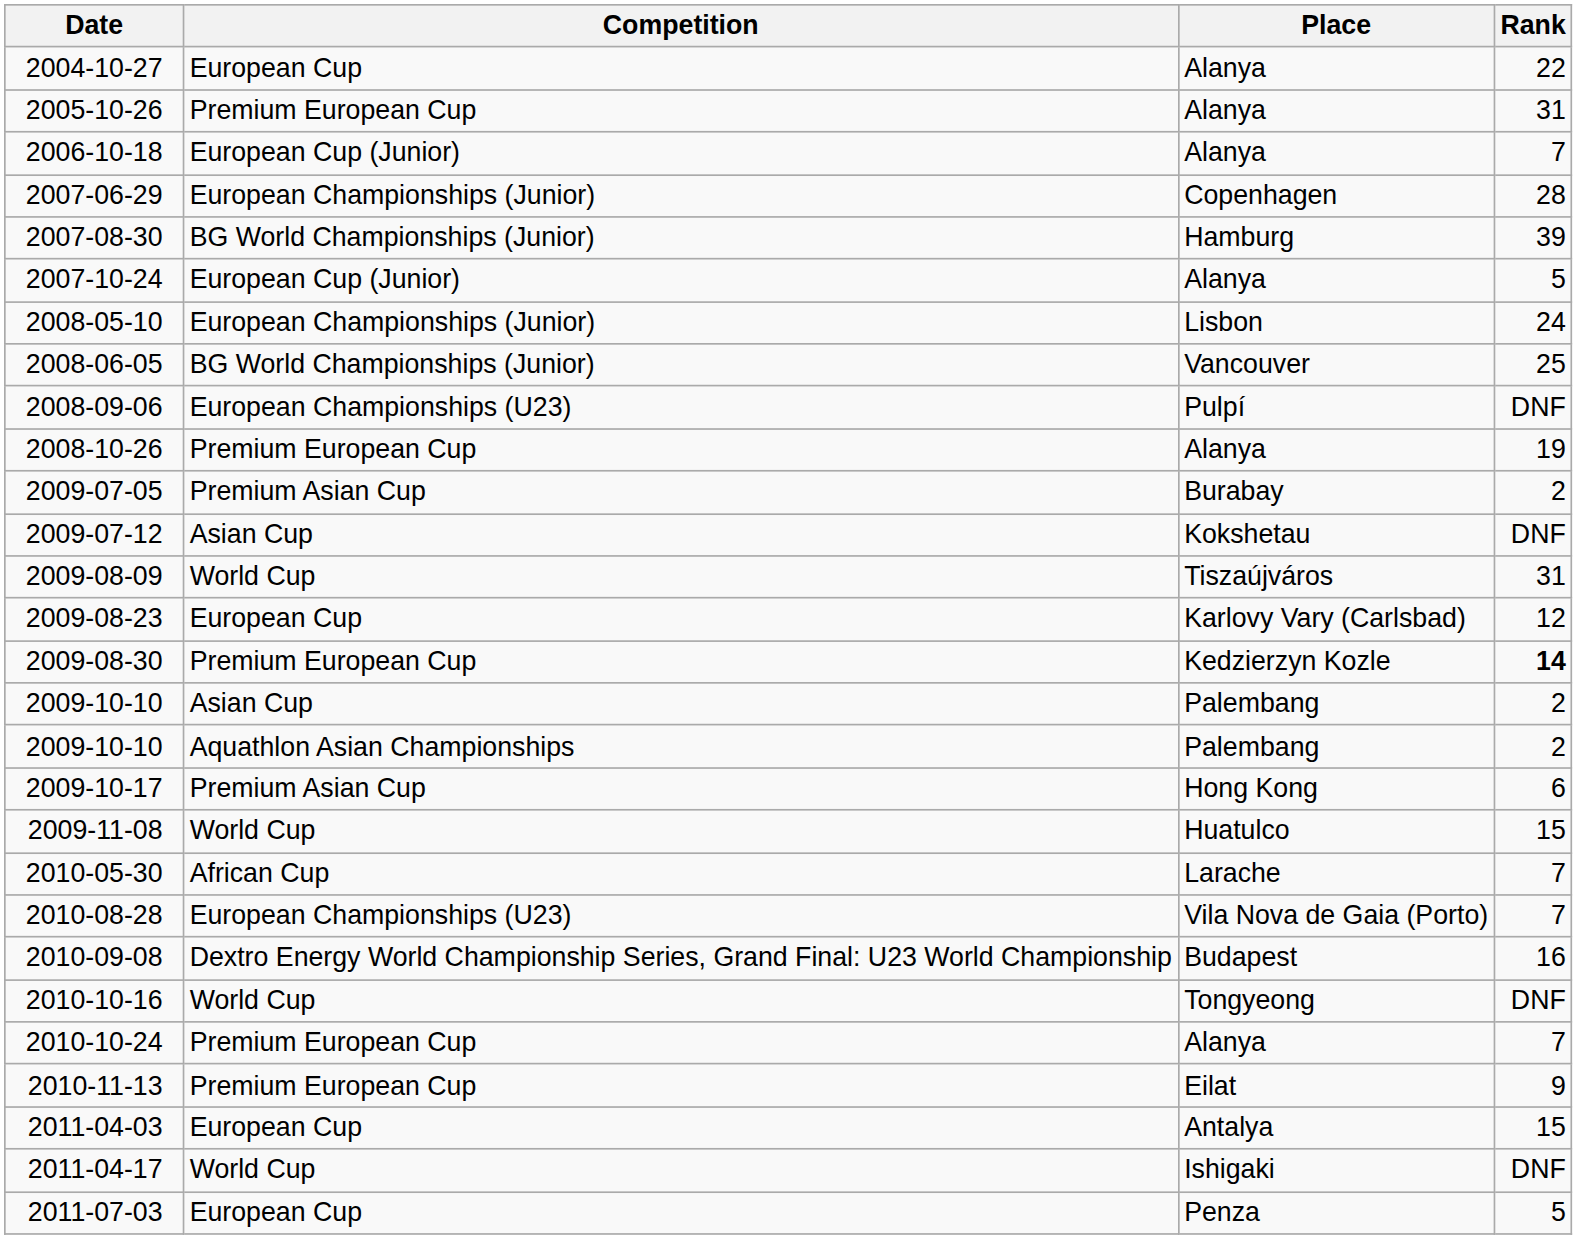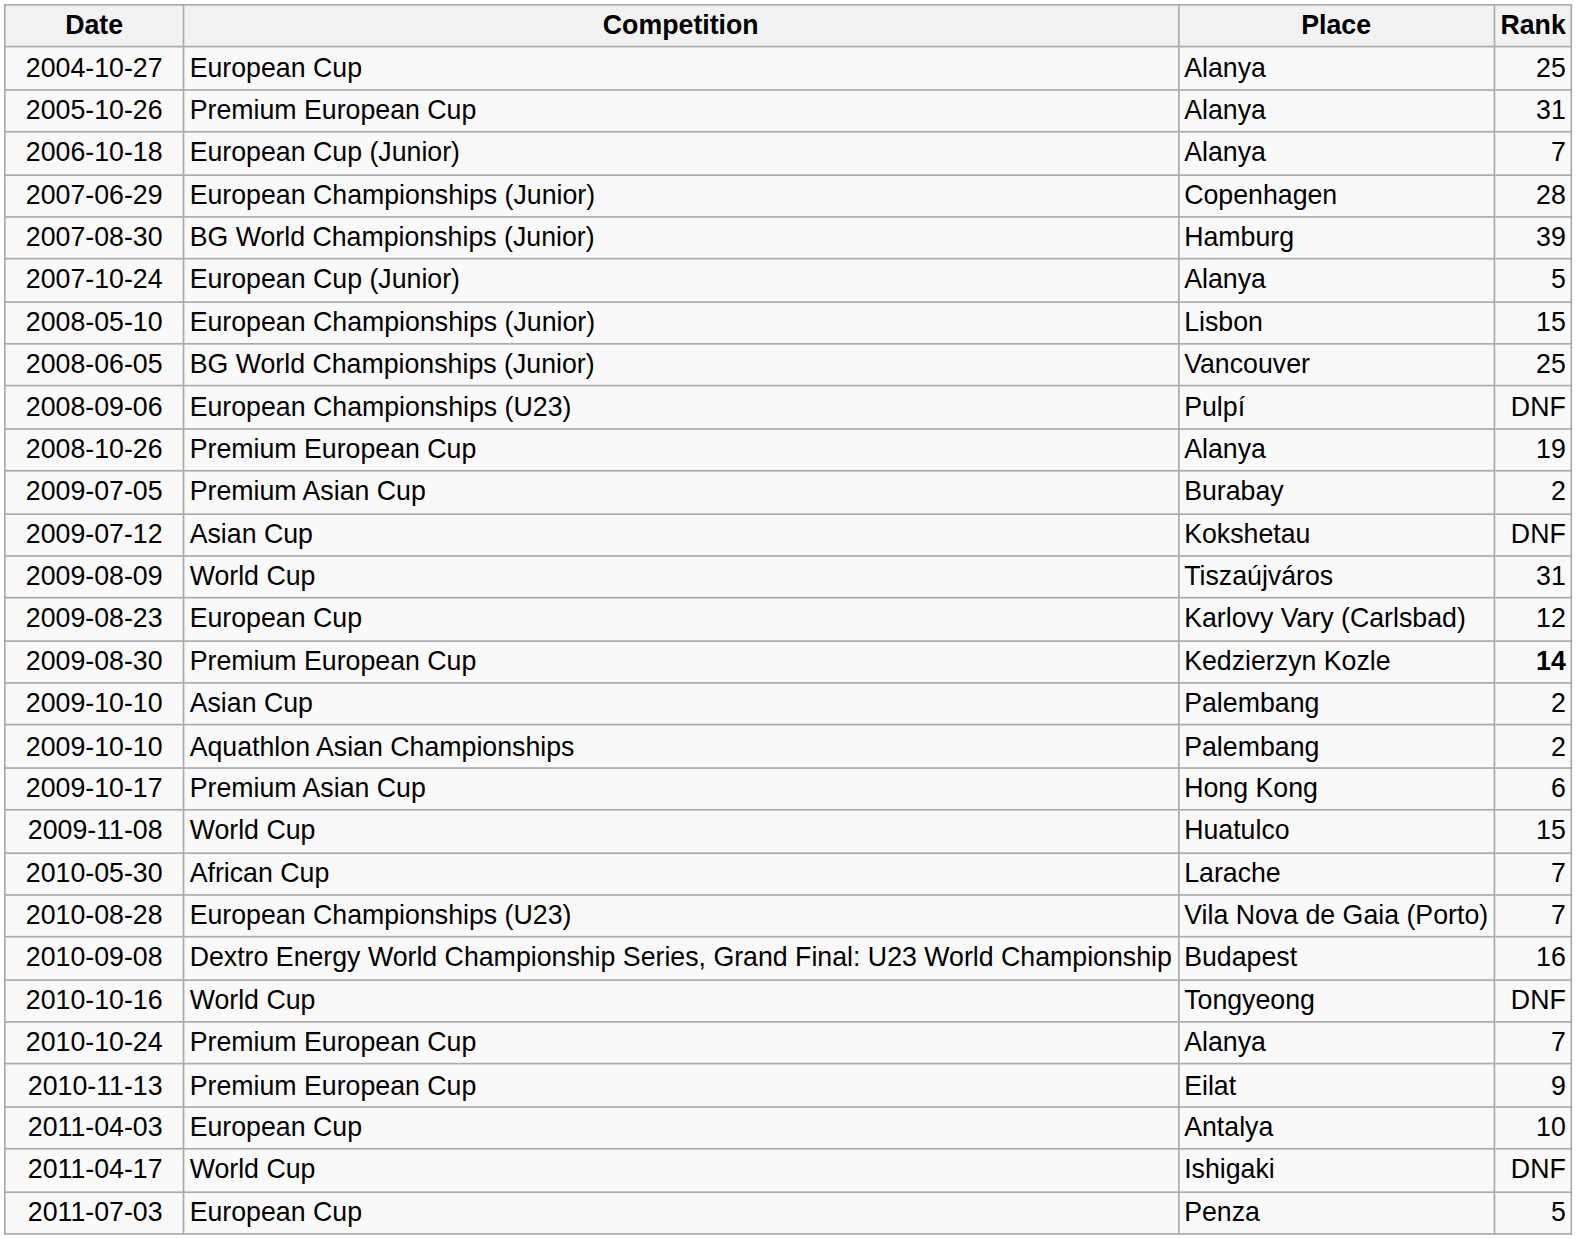(1551, 68) 22 -> (1551, 68) 25
(1551, 322) 24 -> (1551, 322) 15
(1551, 1127) 15 -> (1551, 1127) 10
